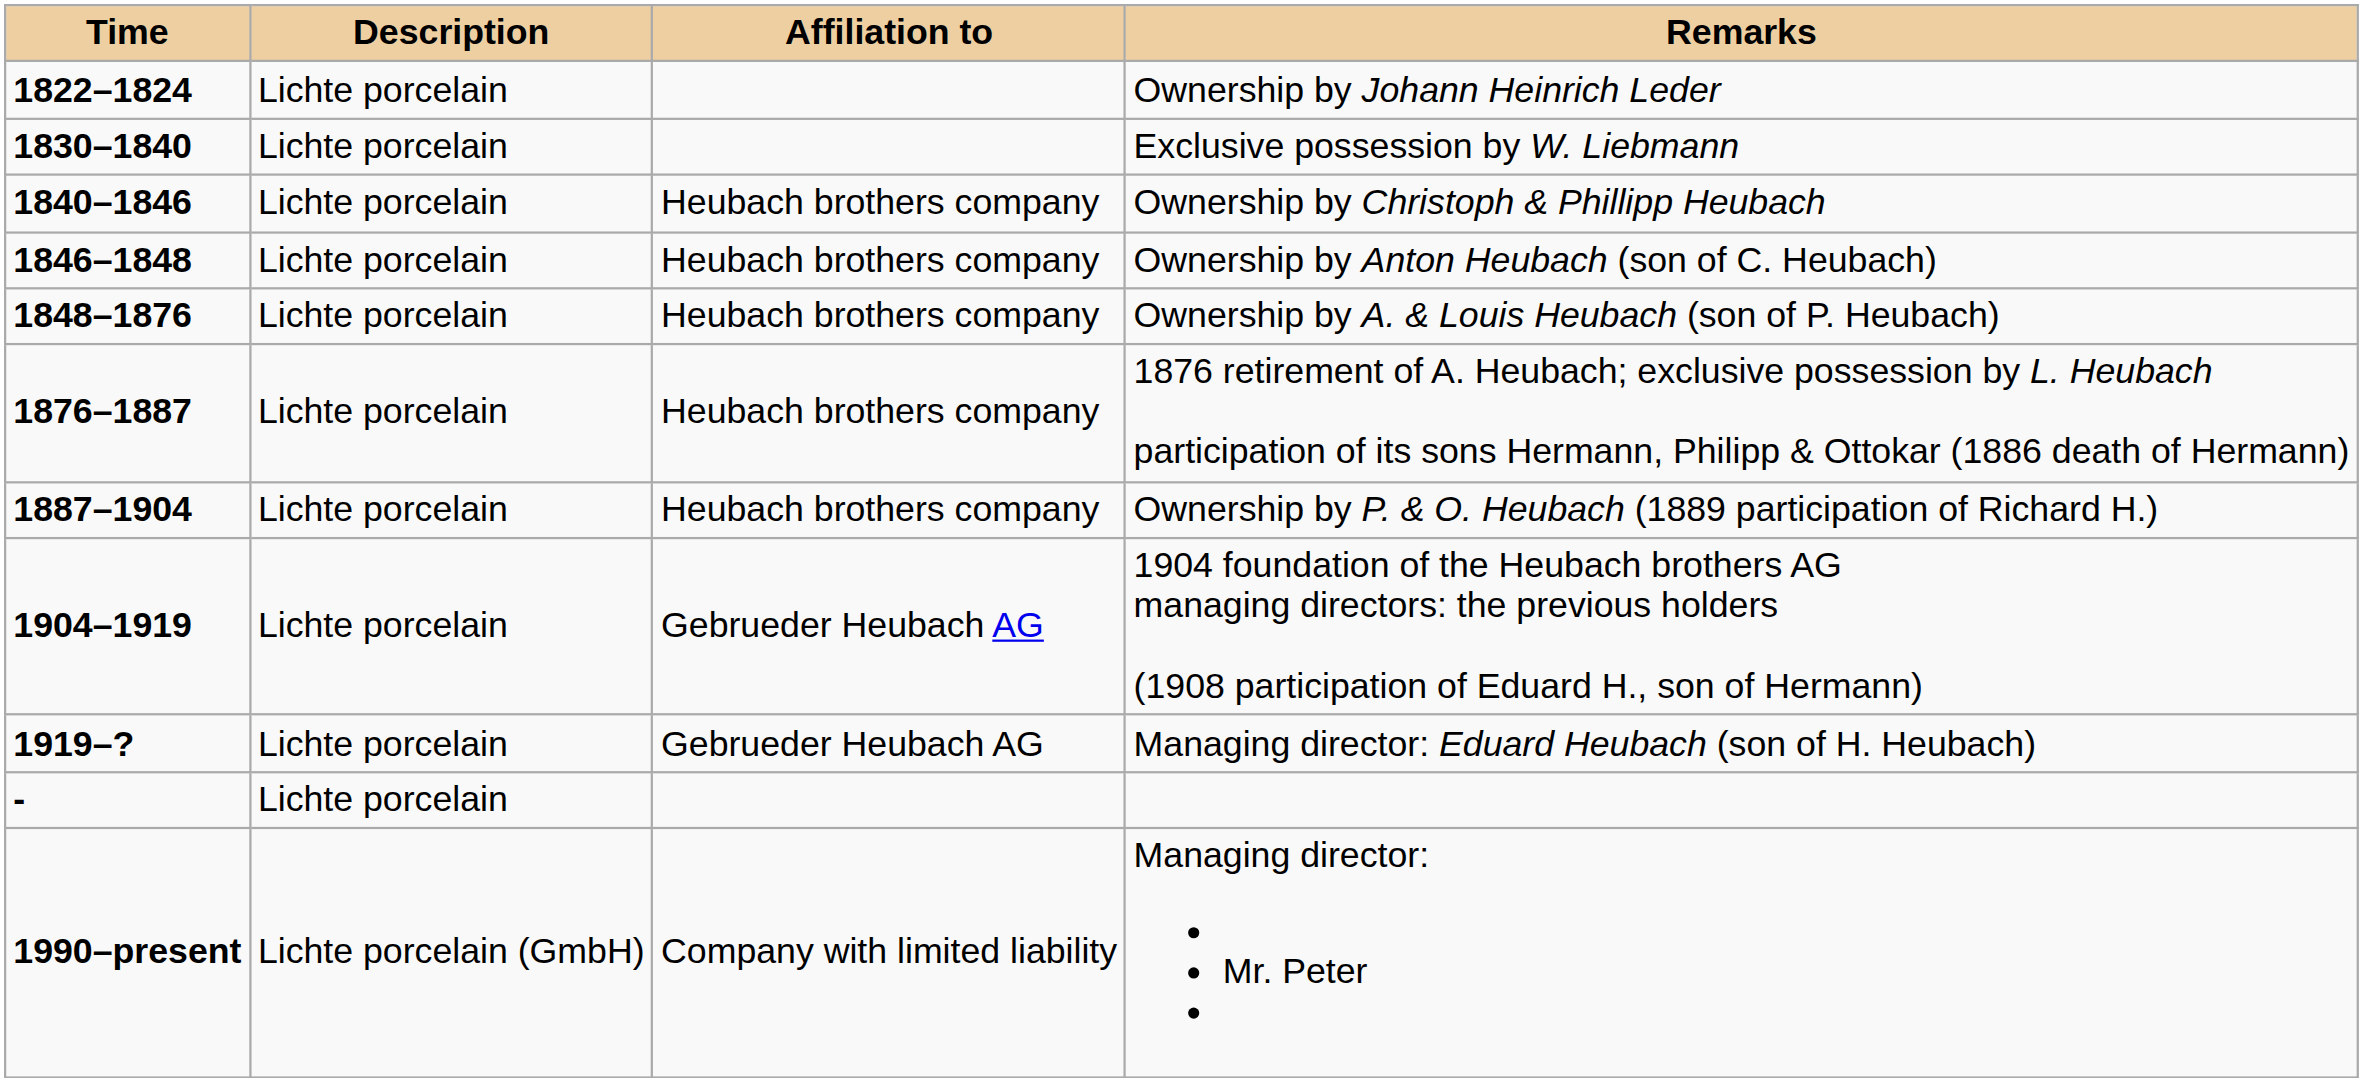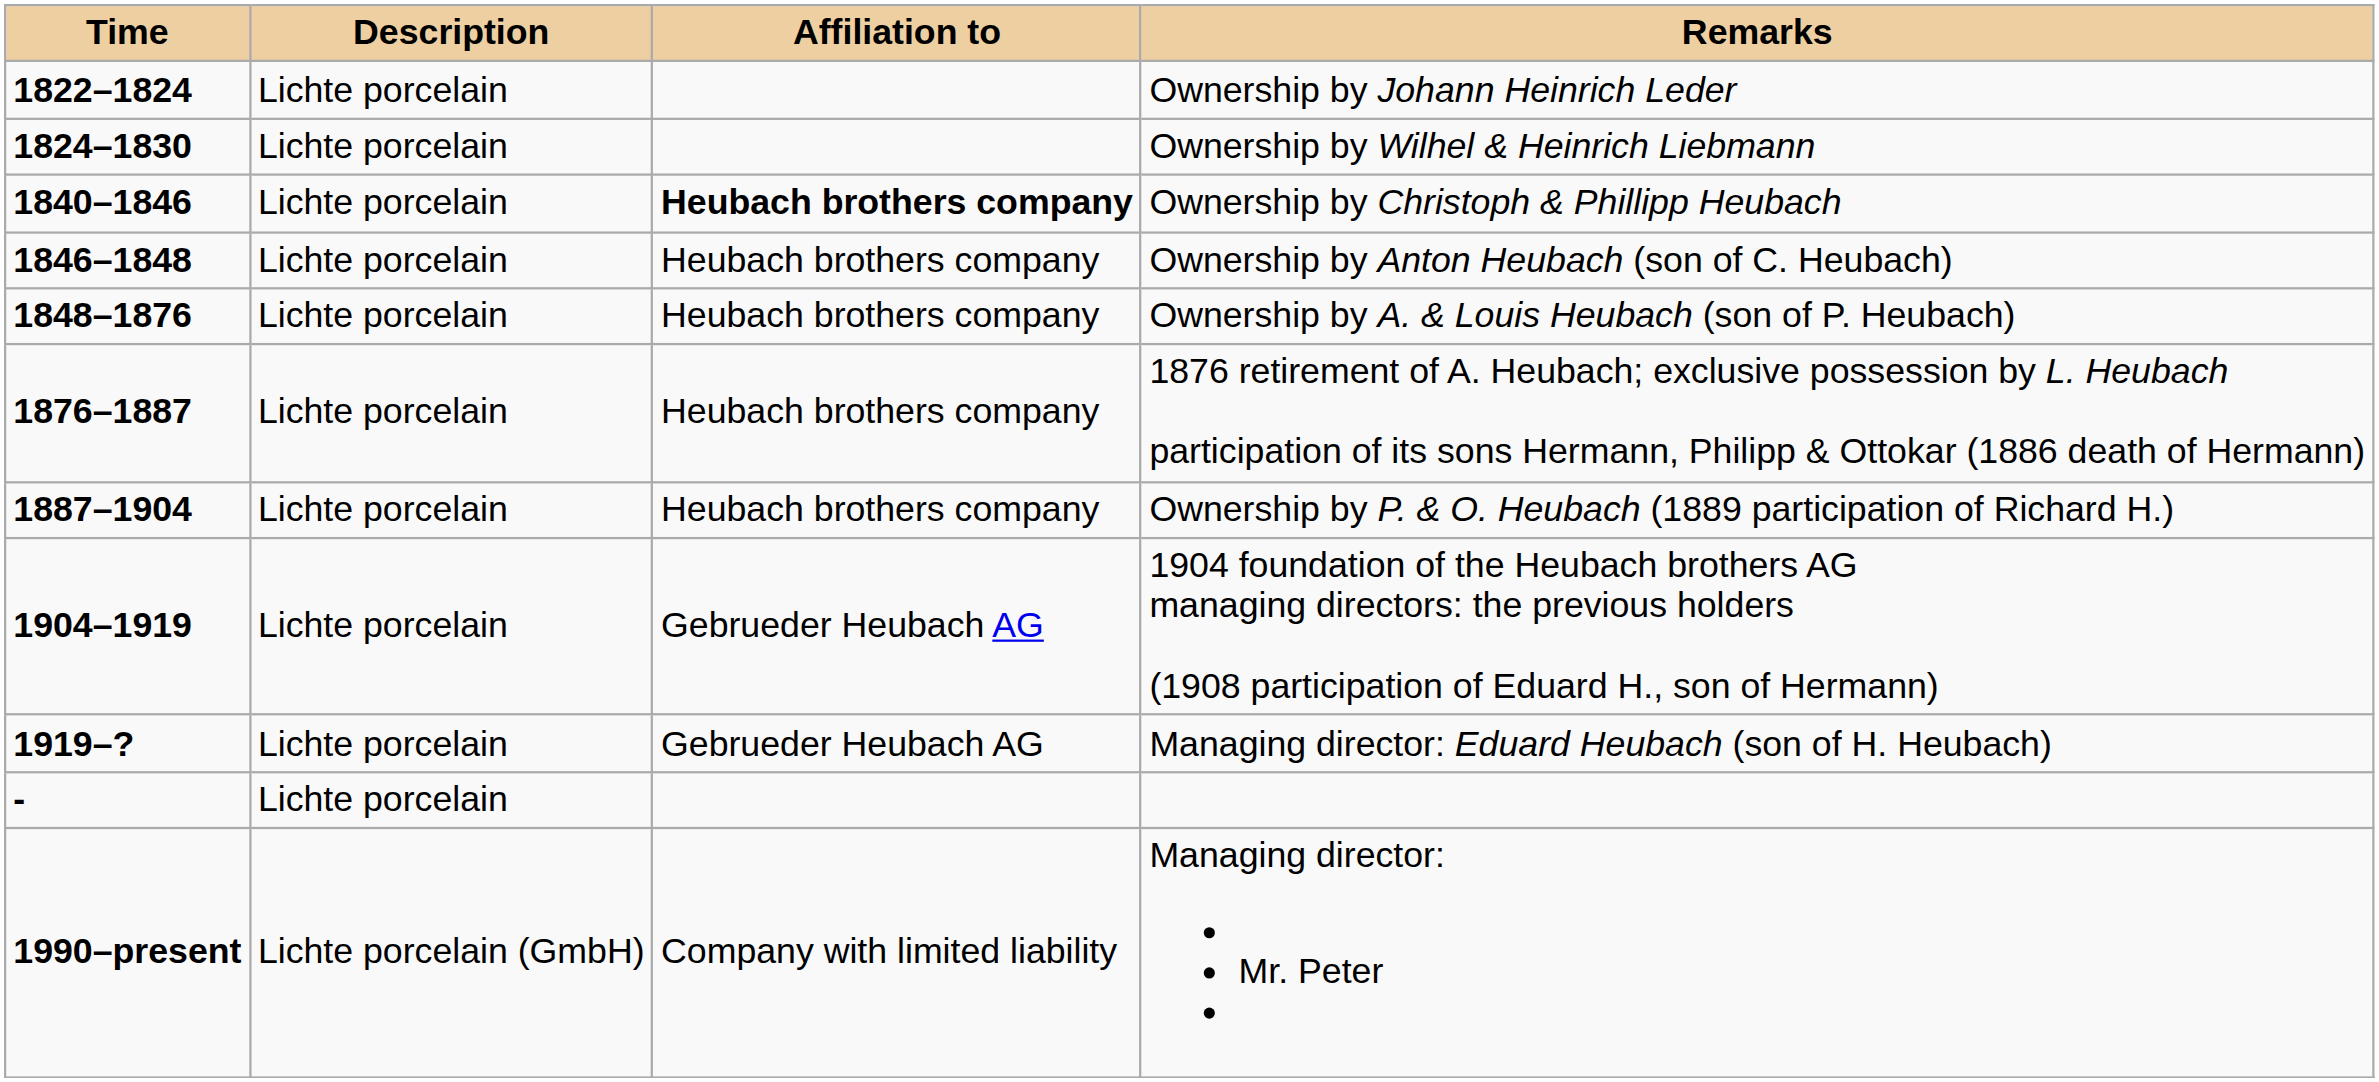+ row: (103, 145)
- row: (103, 145)
(880, 202) normal -> (897, 202) bold
